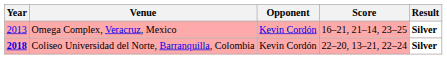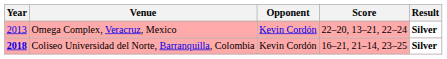(364, 29) 16–21, 21–14, 23–25 -> (364, 29) 22–20, 13–21, 22–24
(364, 46) 22–20, 13–21, 22–24 -> (364, 46) 16–21, 21–14, 23–25
